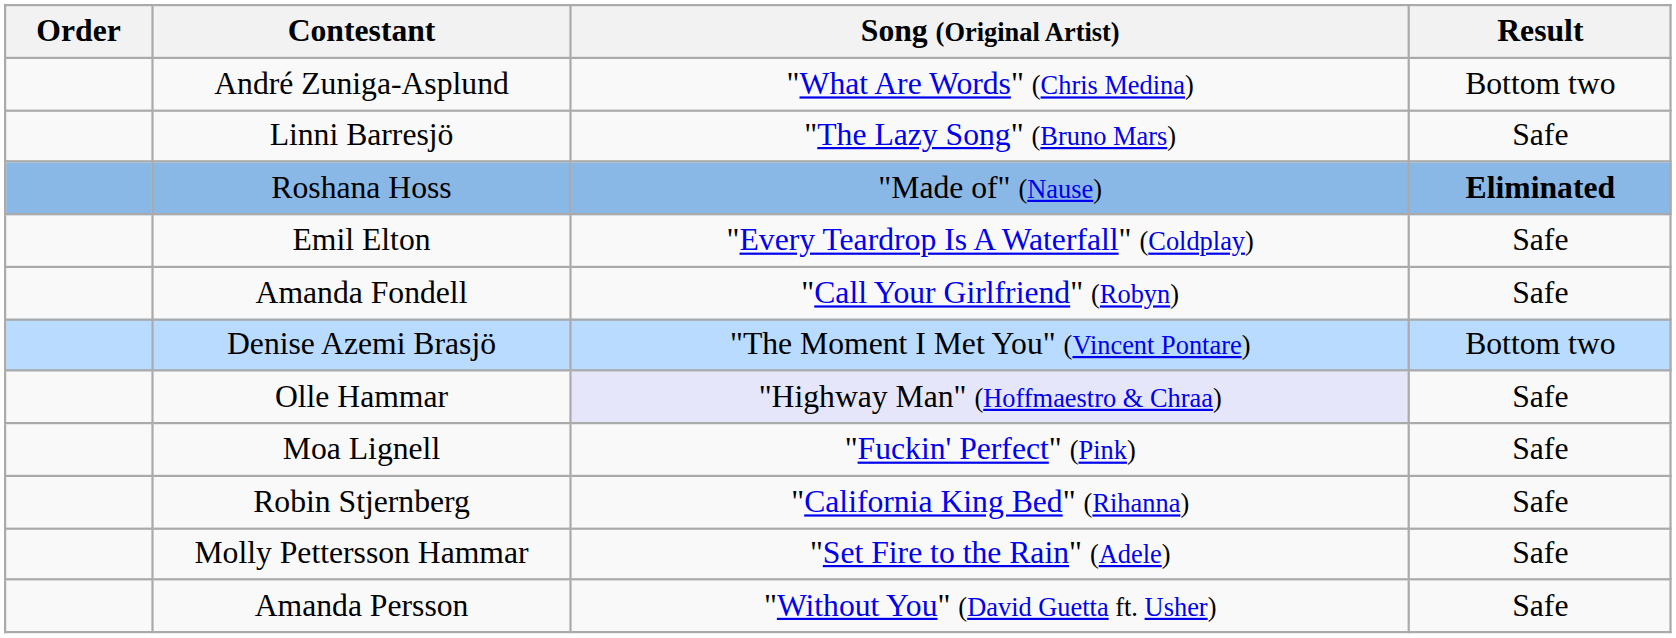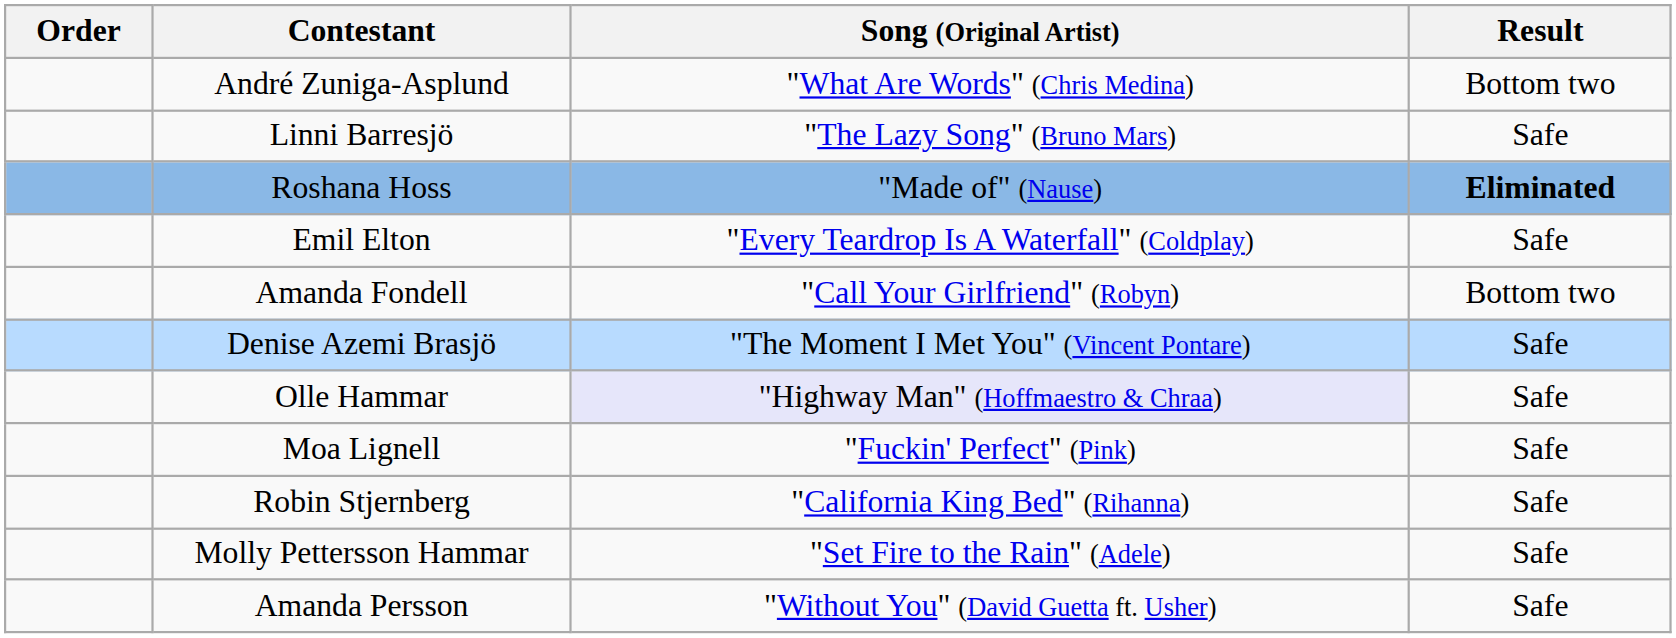(1540, 292) Safe -> (1540, 292) Bottom two
(1540, 344) Bottom two -> (1540, 344) Safe
